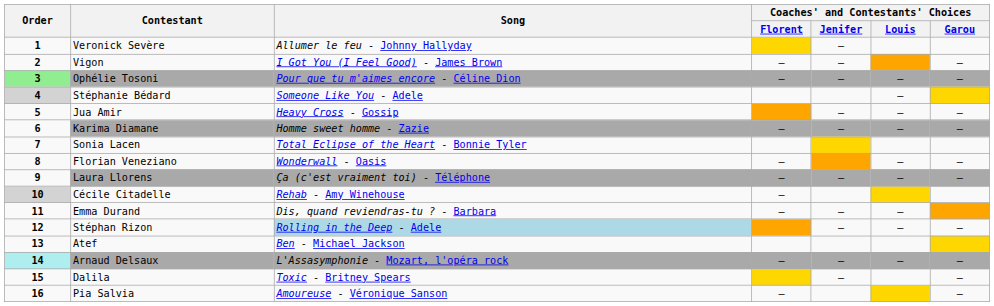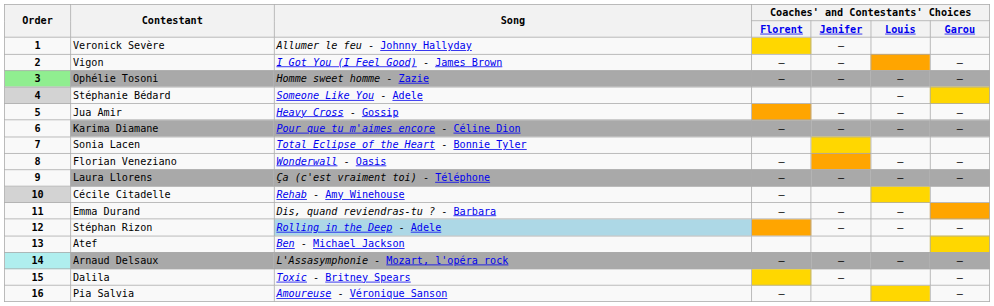(399, 79) Pour que tu m'aimes encore - Céline Dion -> (353, 79) Homme sweet homme - Zazie
(353, 128) Homme sweet homme - Zazie -> (399, 128) Pour que tu m'aimes encore - Céline Dion
